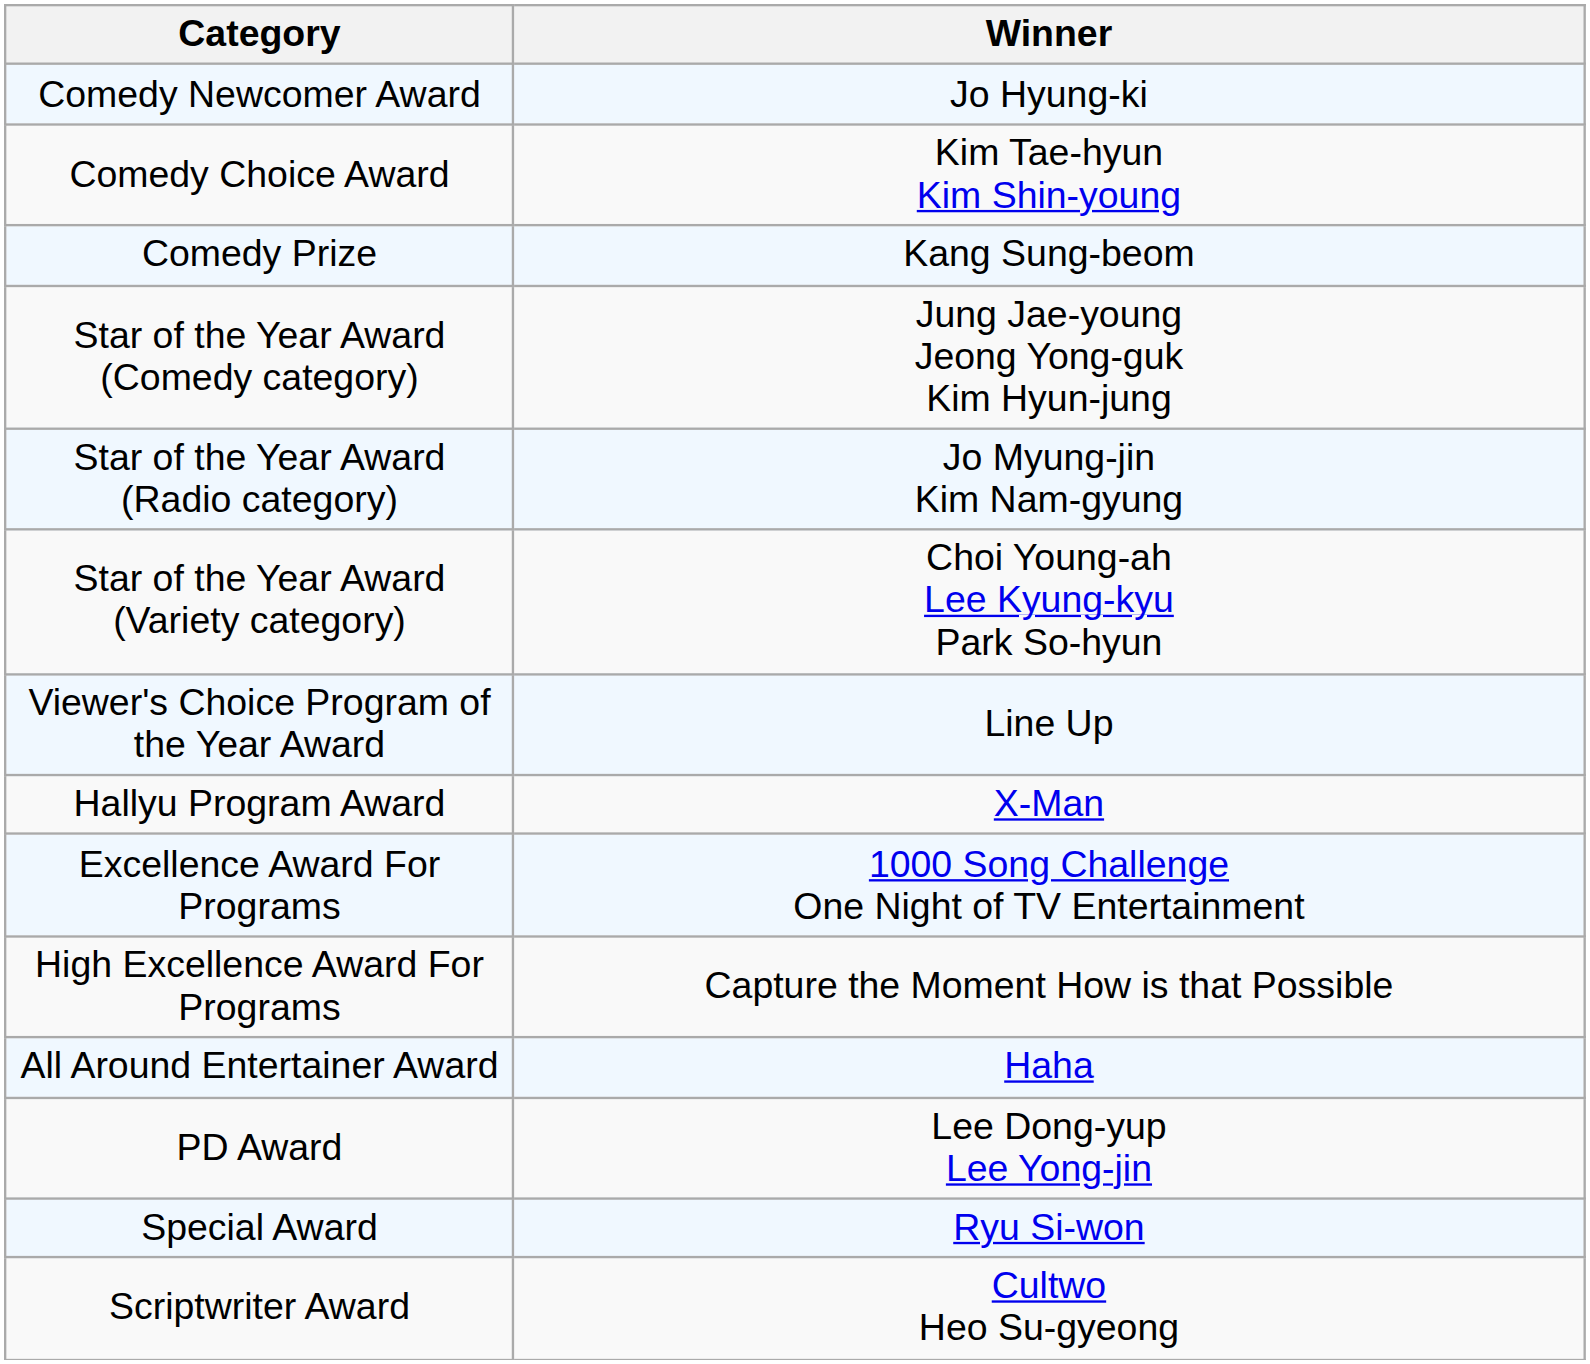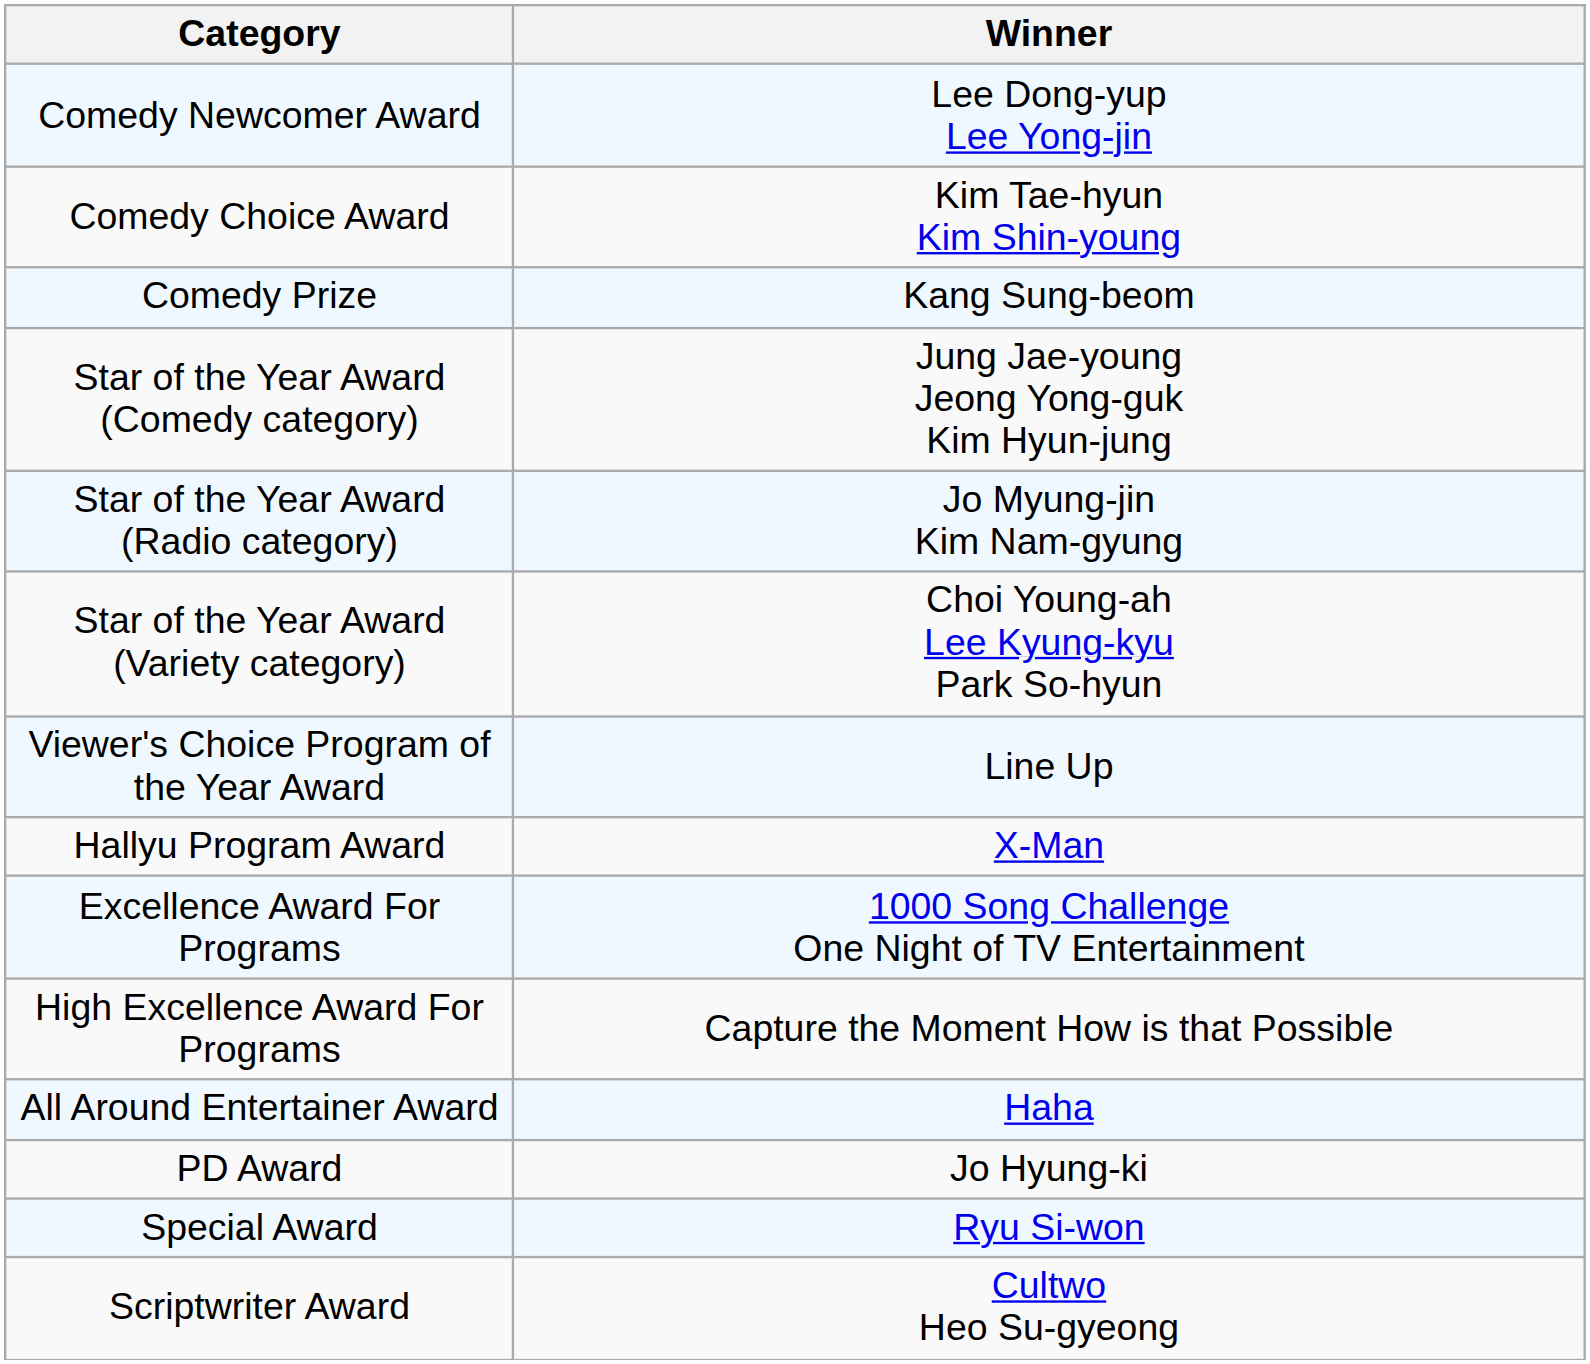(1049, 93) Jo Hyung-ki -> (1049, 114) Lee Dong-yup Lee Yong-jin
(1049, 1146) Lee Dong-yup Lee Yong-jin -> (1049, 1167) Jo Hyung-ki
